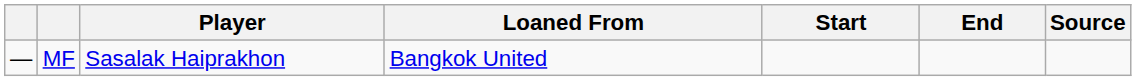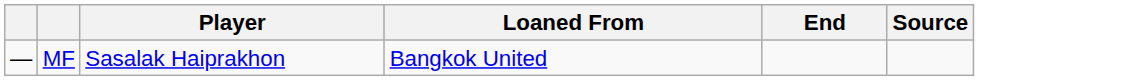- column: (841, 23)
